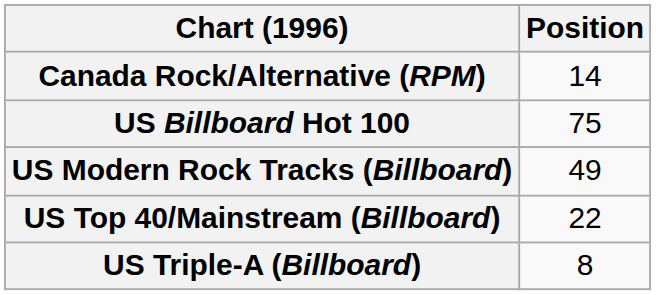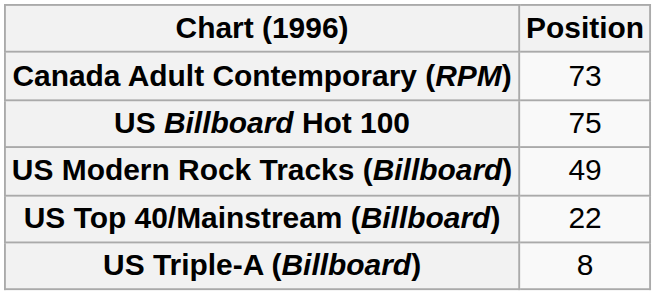+ row: (262, 75)
- row: (262, 75)
